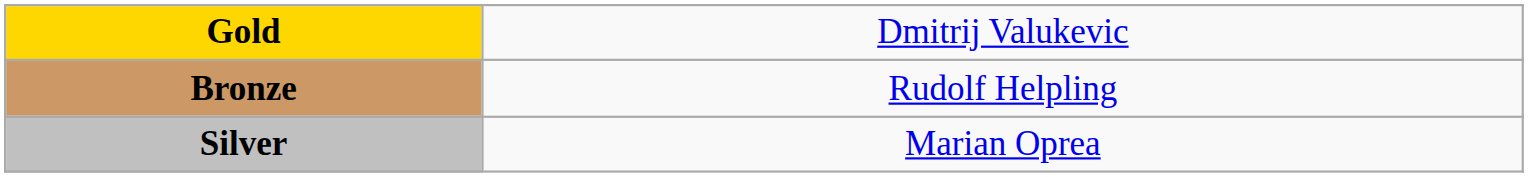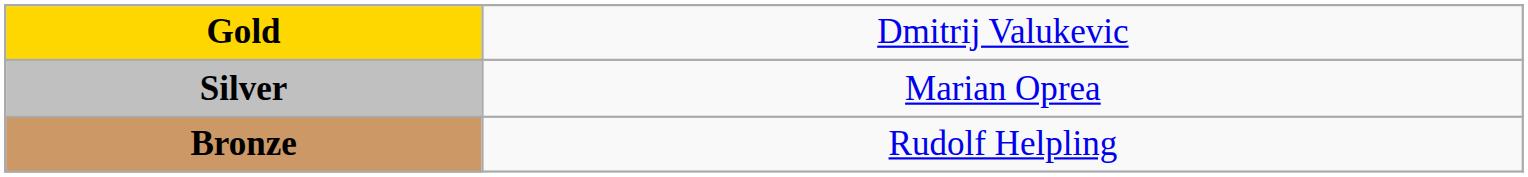rows swapped: (244, 143) <-> (244, 87)
